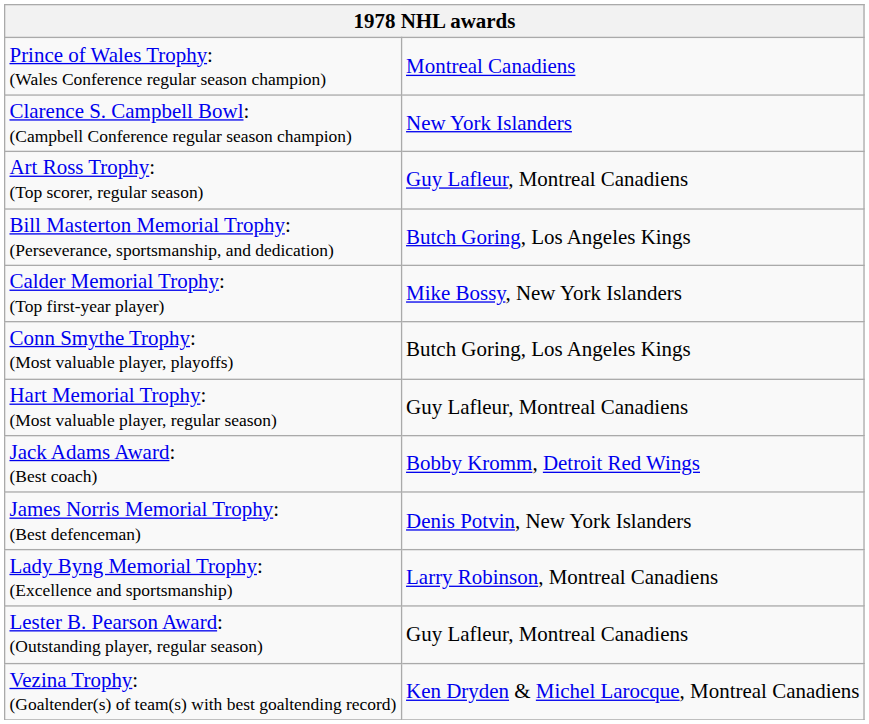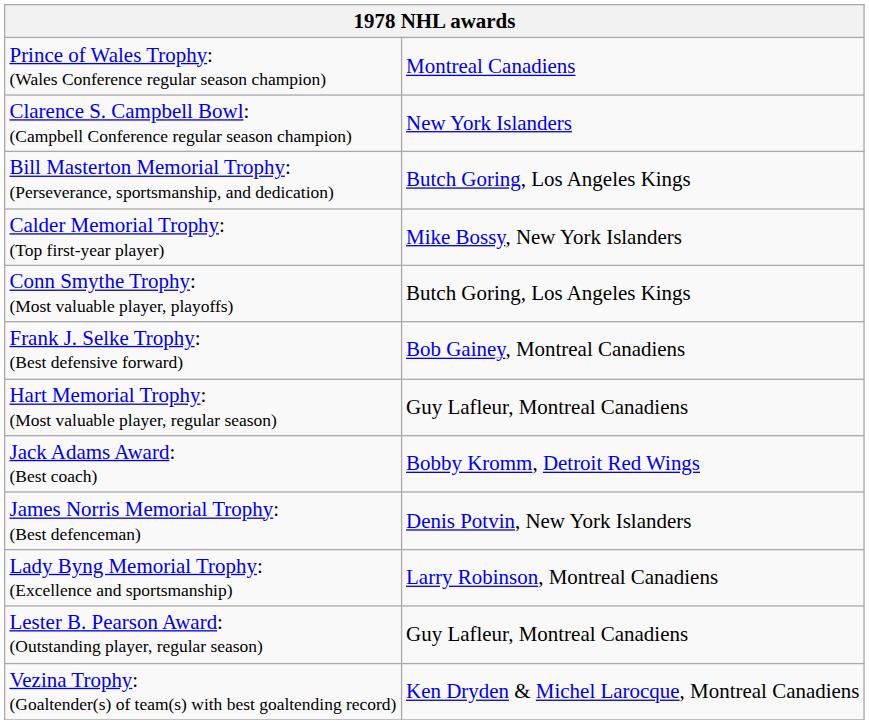- row: (106, 179)
+ row: (105, 350)
